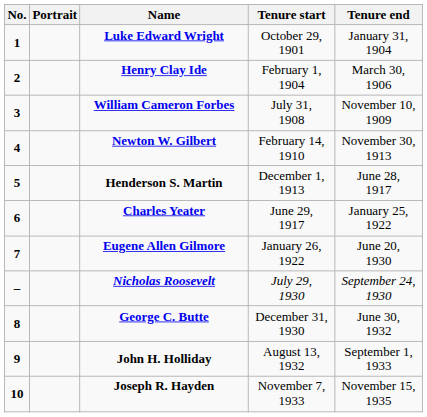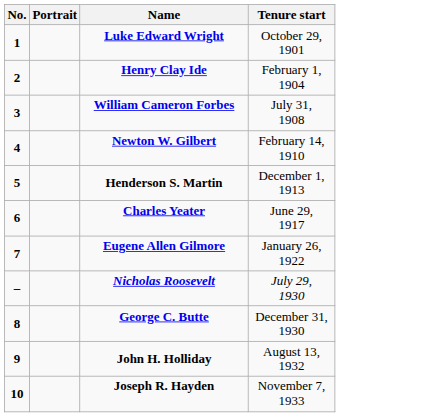- column: (378, 14)
